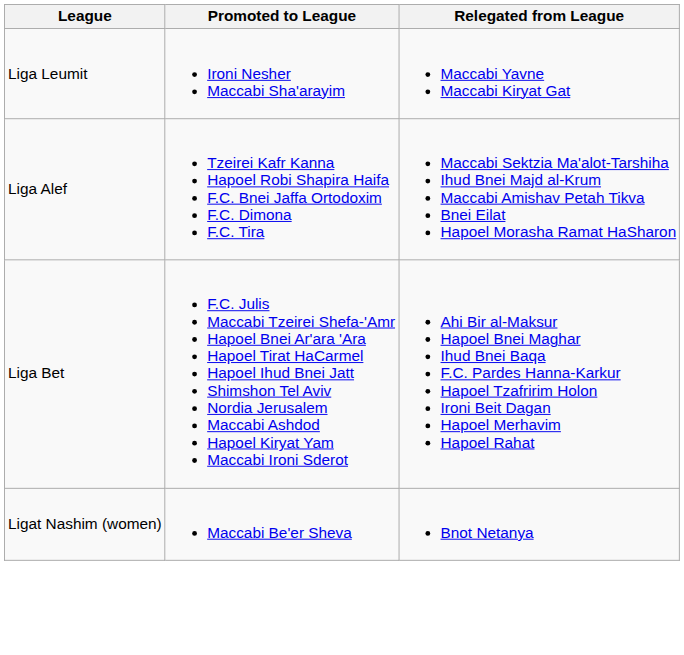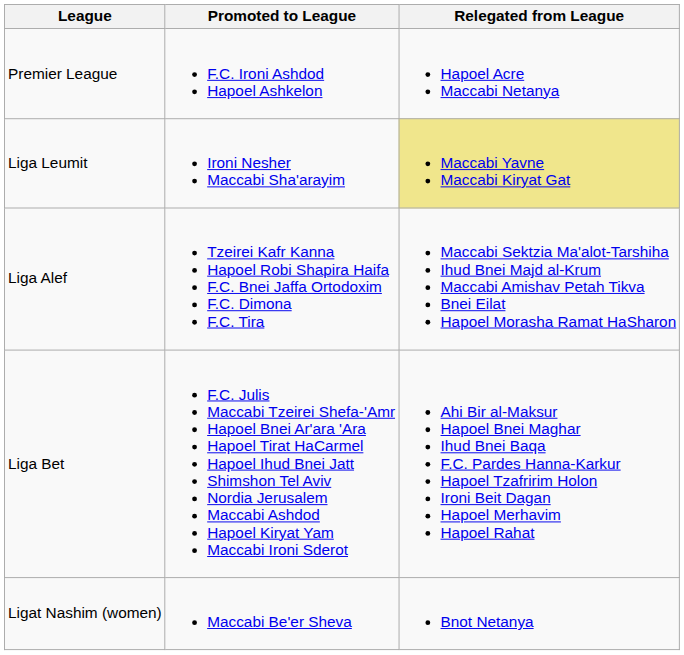+ row: (63, 73)
(539, 82) no background -> (539, 172) khaki background
